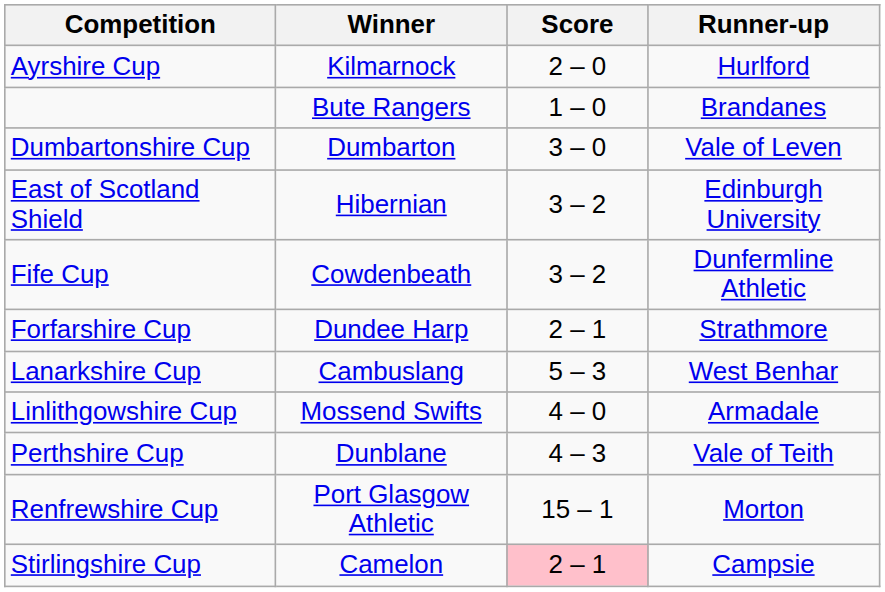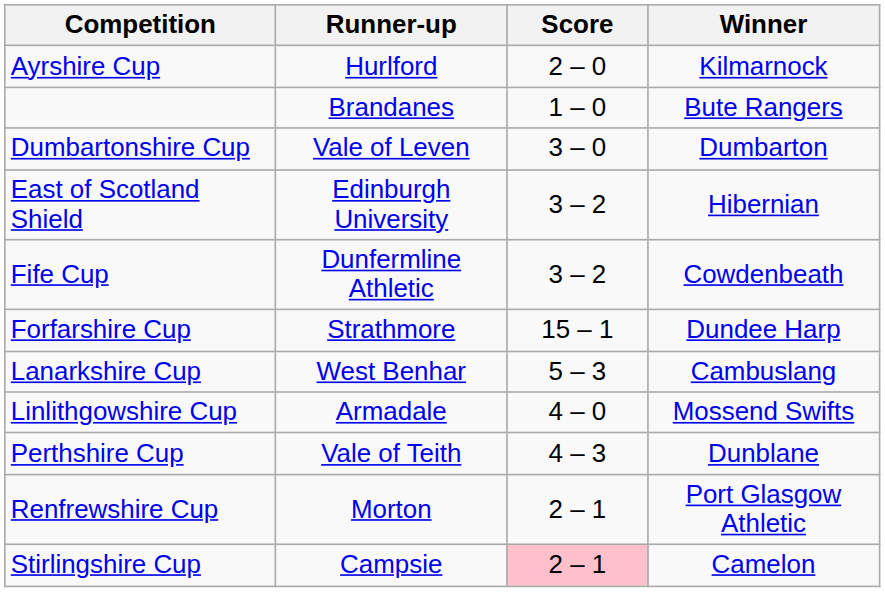columns swapped: (391, 25) <-> (763, 25)
(577, 330) 2 – 1 -> (577, 330) 15 – 1
(577, 509) 15 – 1 -> (577, 509) 2 – 1
